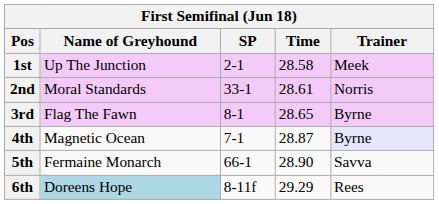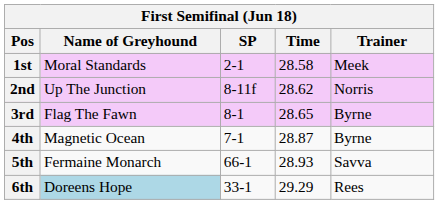(95, 65) Up The Junction -> (95, 65) Moral Standards
(95, 89) Moral Standards -> (95, 89) Up The Junction
(238, 89) 33-1 -> (240, 89) 8-11f
(296, 89) 28.61 -> (296, 89) 28.62
(353, 138) lavender background -> (353, 138) no background
(296, 162) 28.90 -> (296, 162) 28.93
(240, 187) 8-11f -> (238, 187) 33-1
